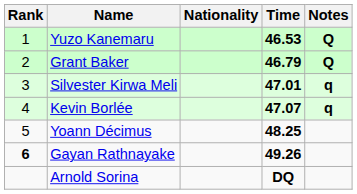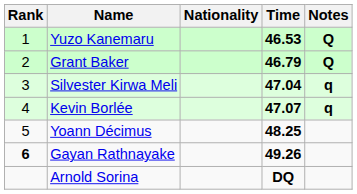(283, 85) 47.01 -> (283, 85) 47.04
